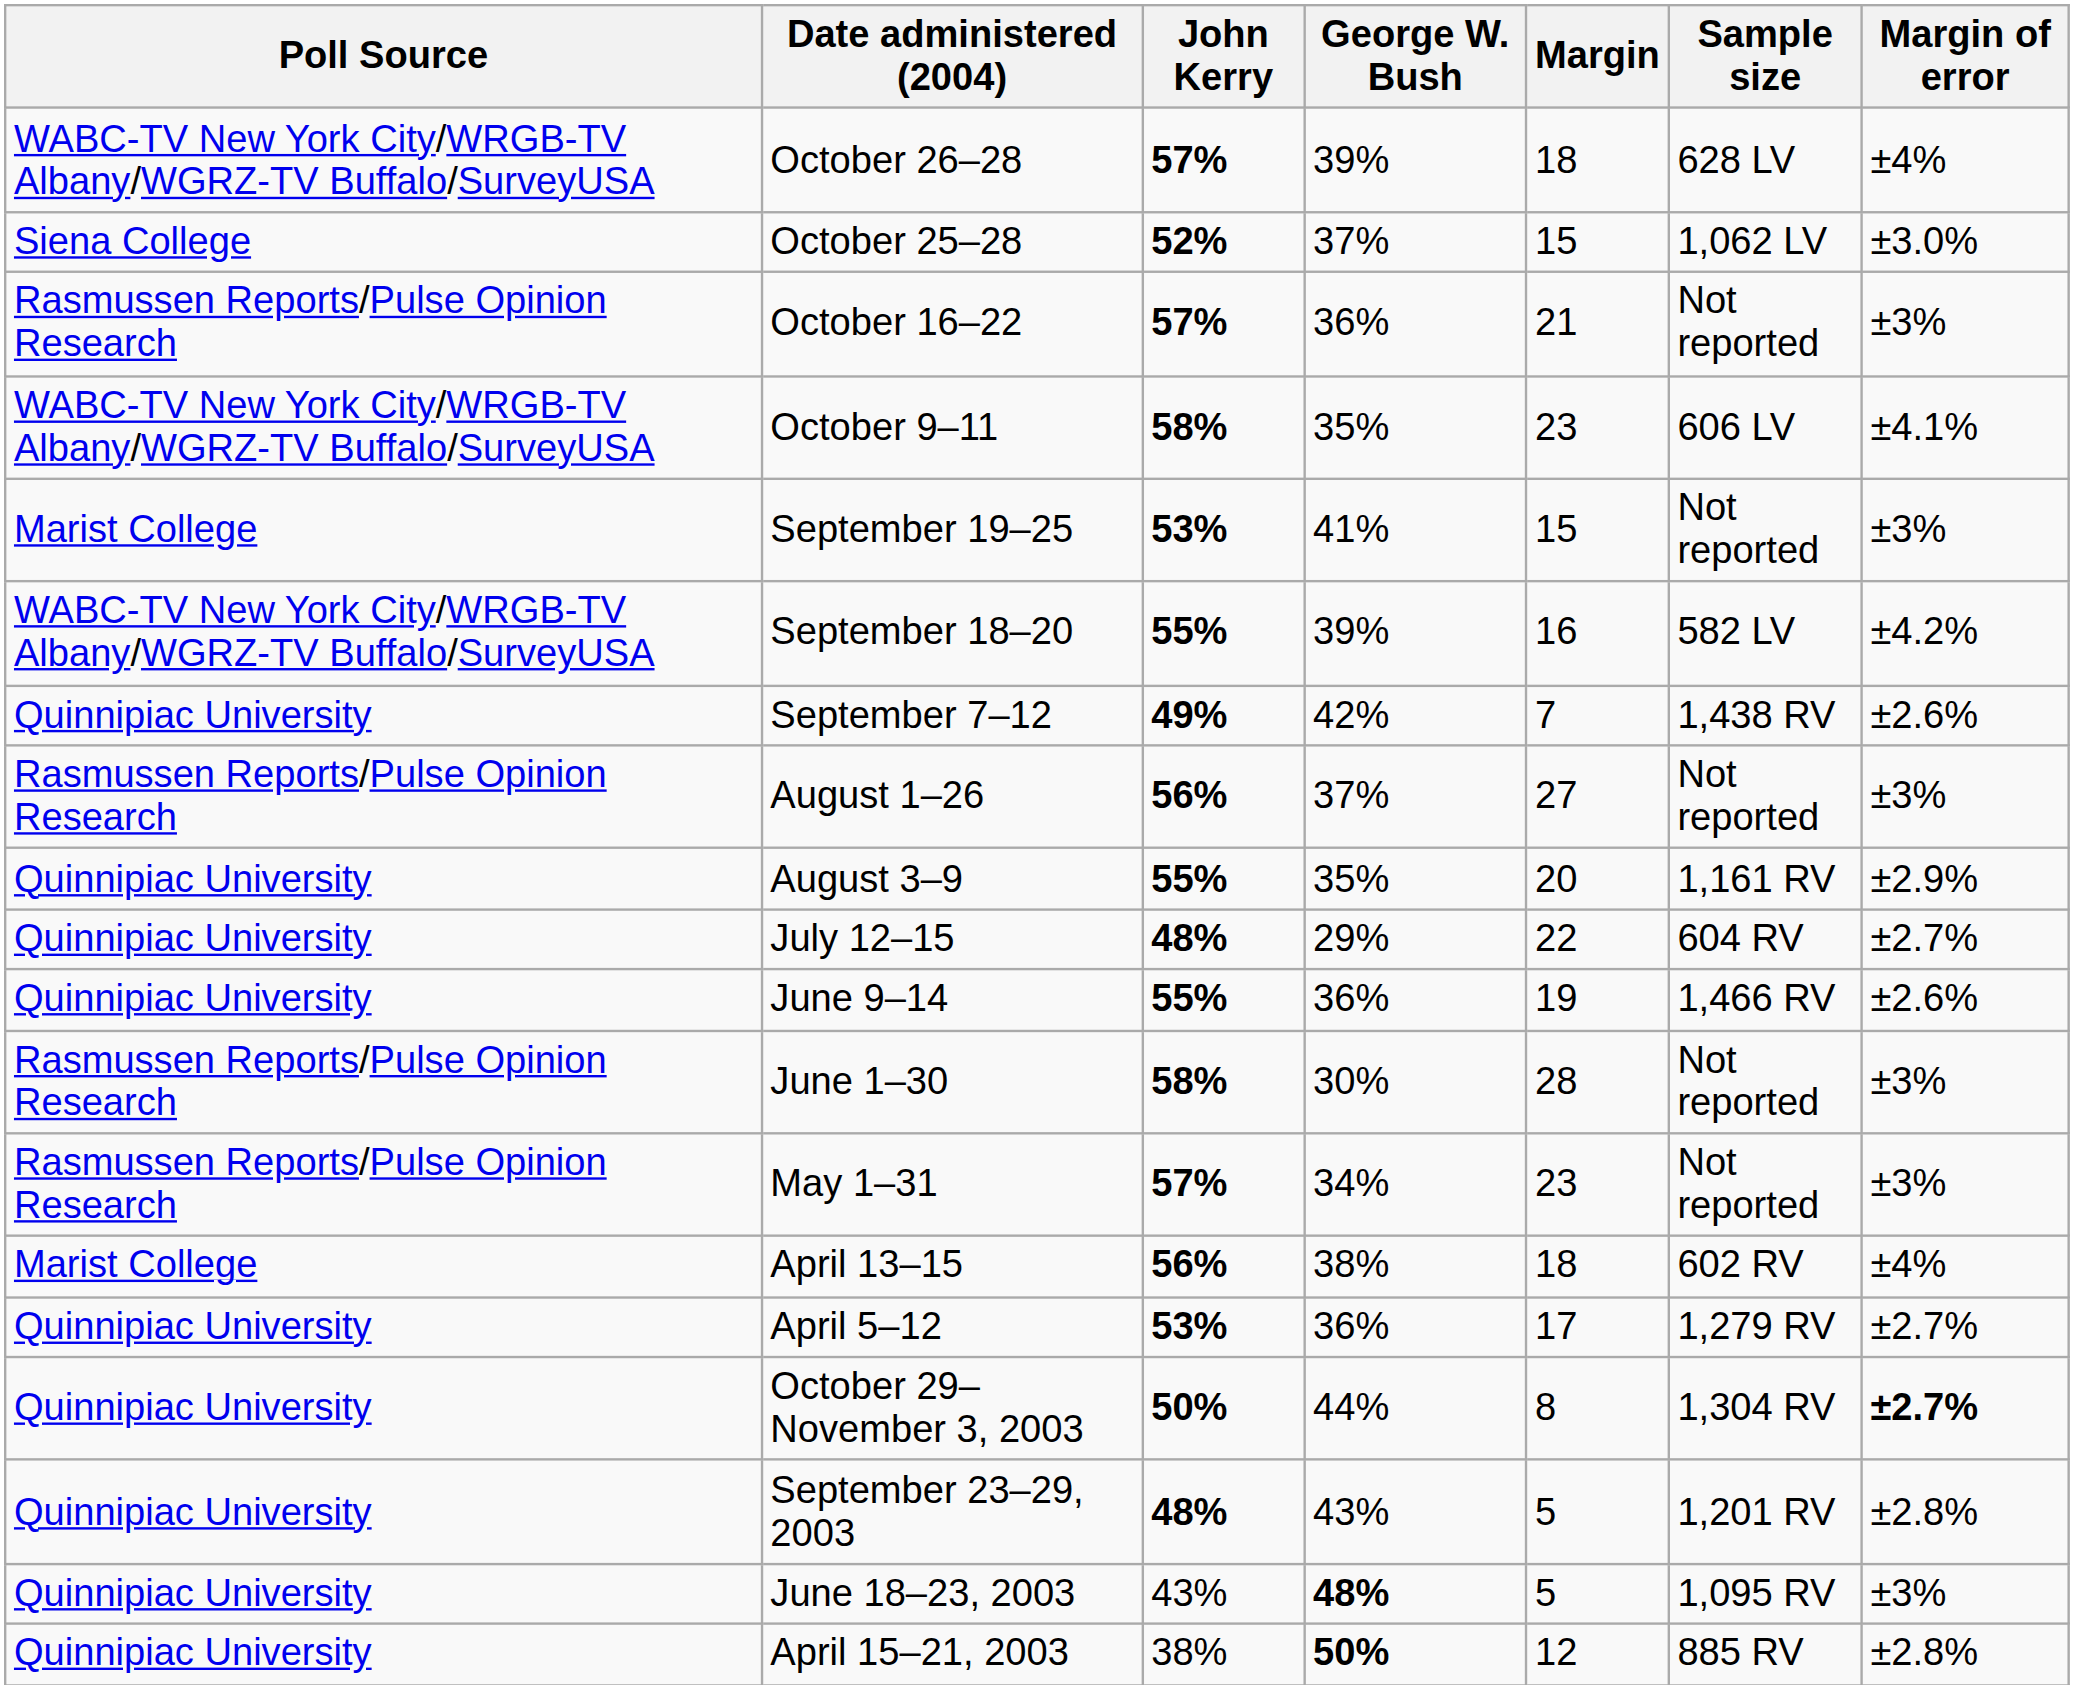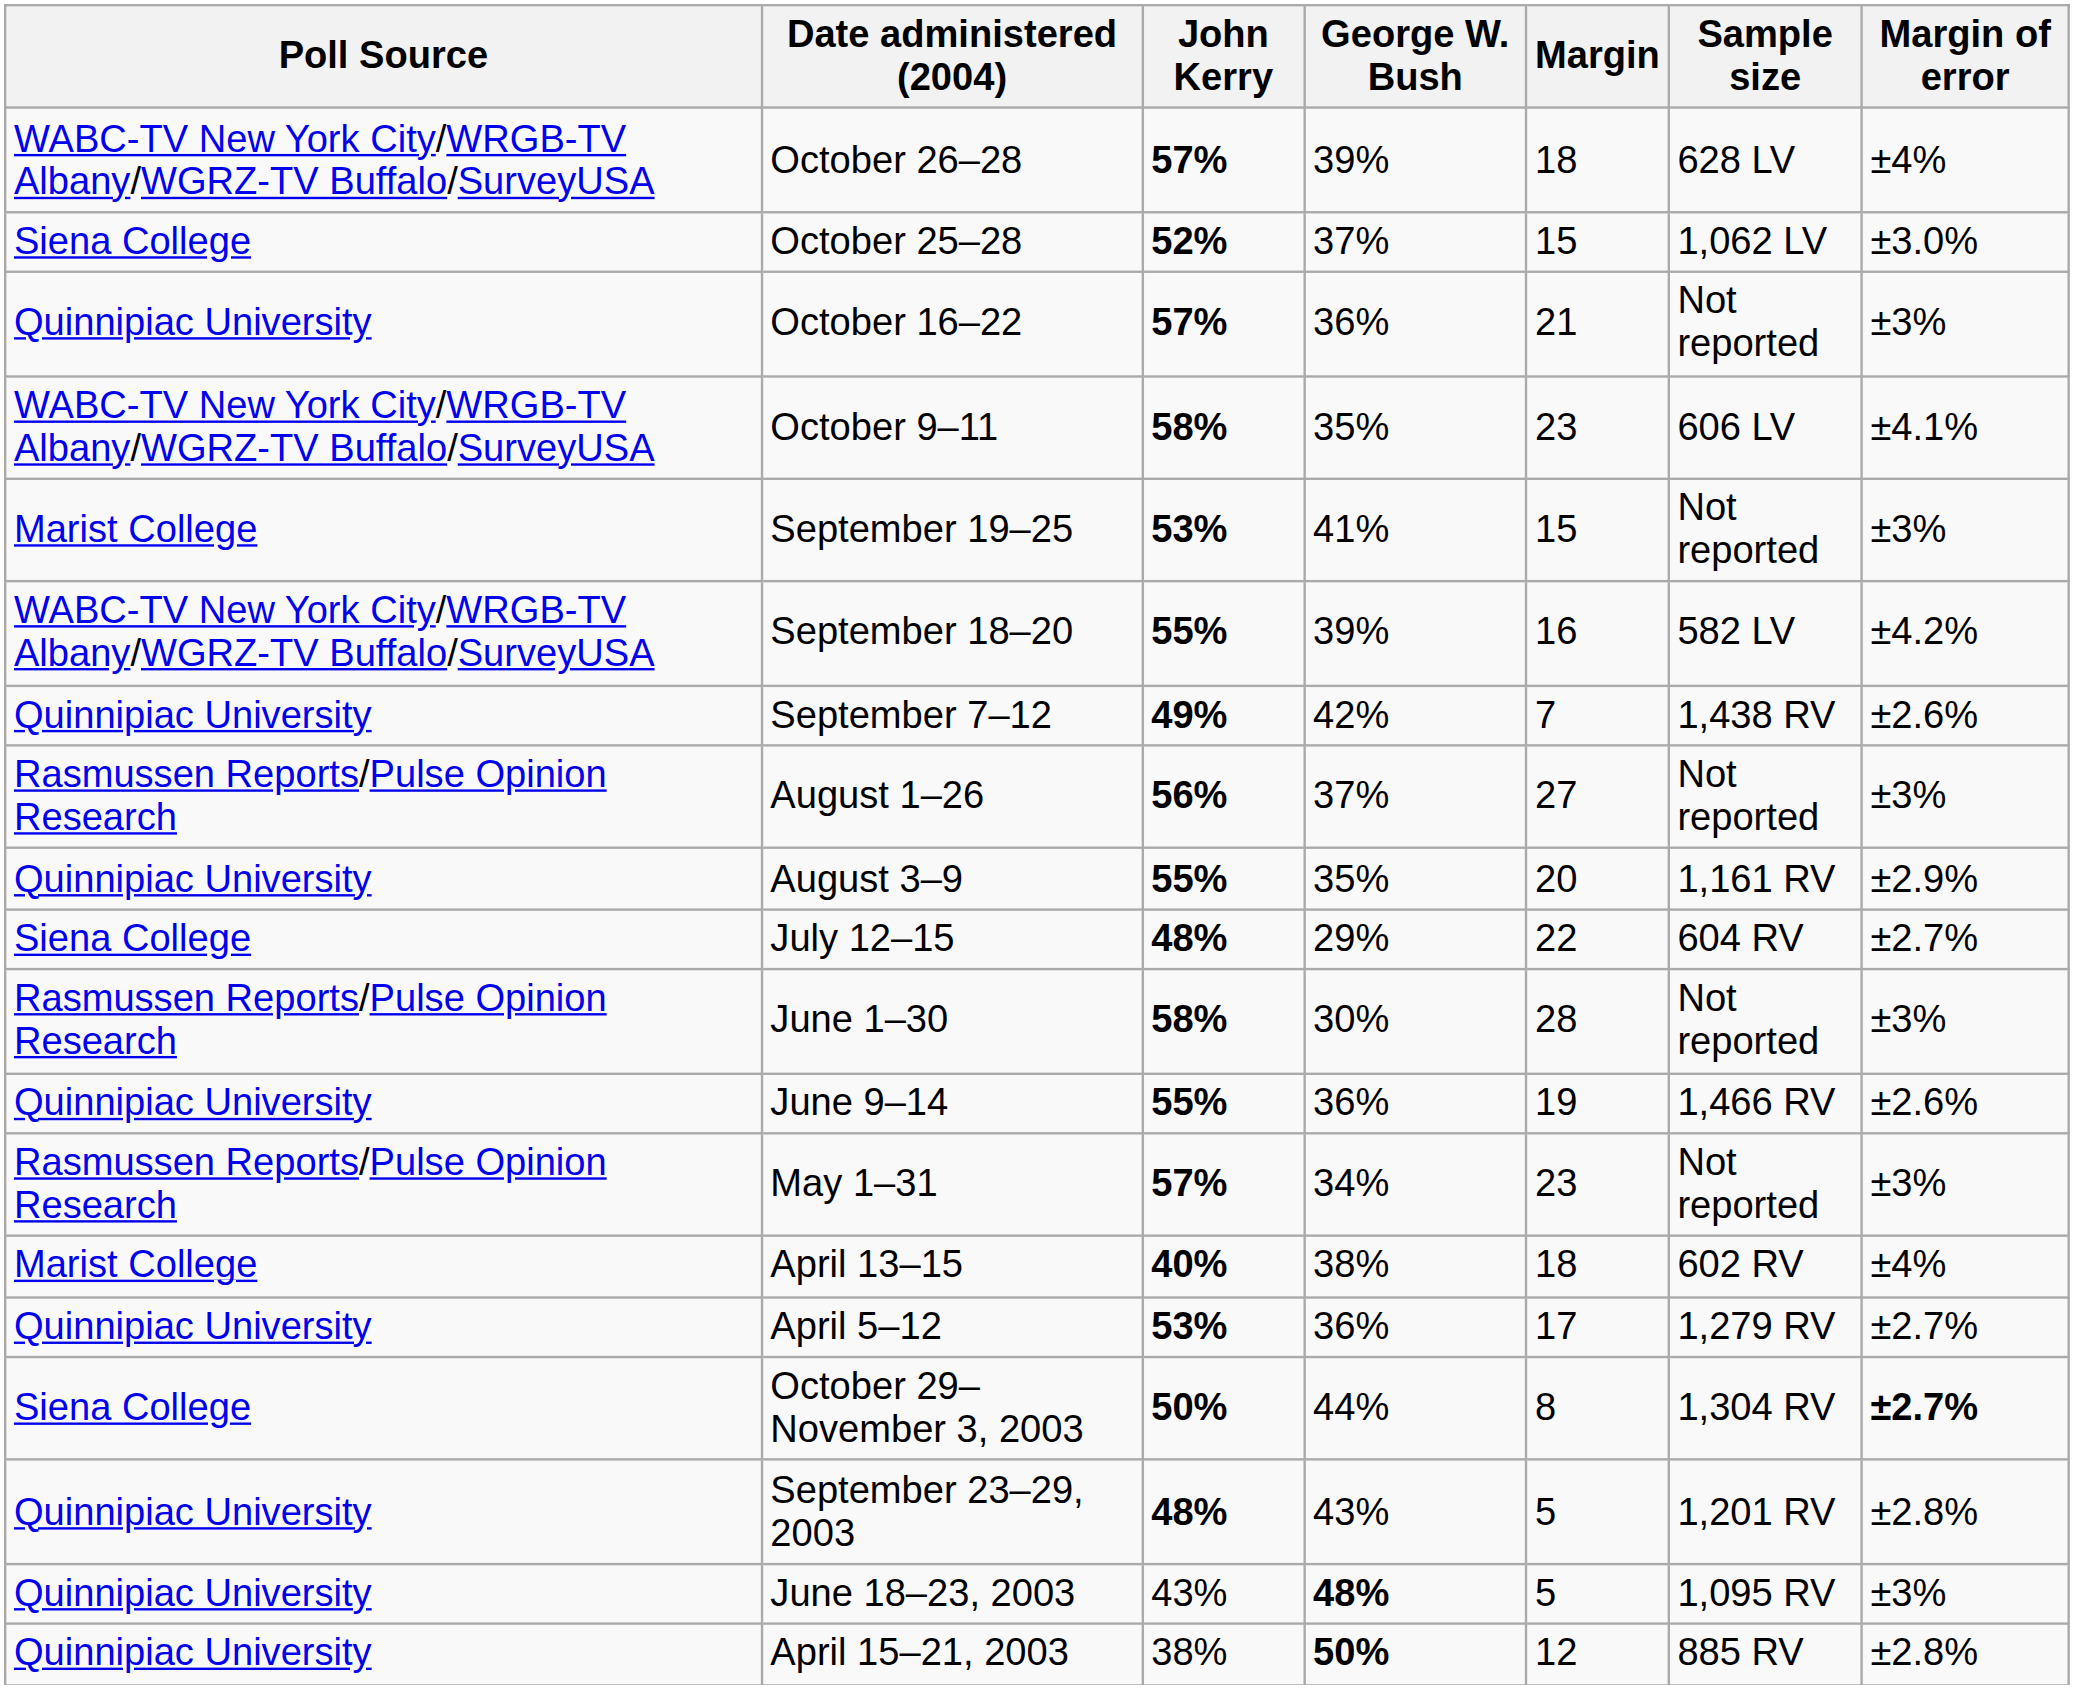(310, 322) Rasmussen Reports/Pulse Opinion Research -> (193, 322) Quinnipiac University
(193, 938) Quinnipiac University -> (133, 938) Siena College
rows swapped: (859, 1080) <-> (859, 998)
(1189, 1265) 56% -> (1189, 1265) 40%
(193, 1407) Quinnipiac University -> (133, 1407) Siena College
